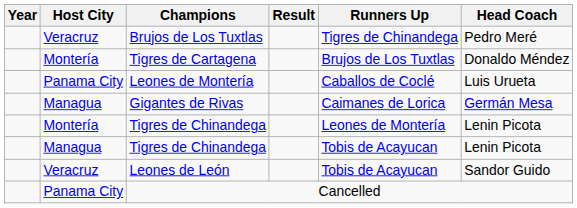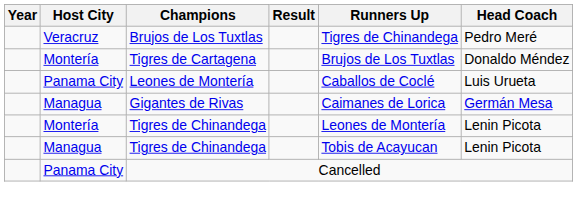- row: (71, 170)
